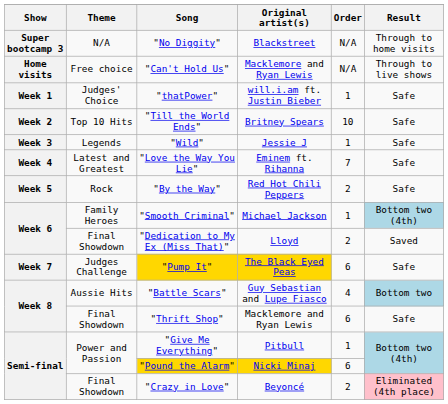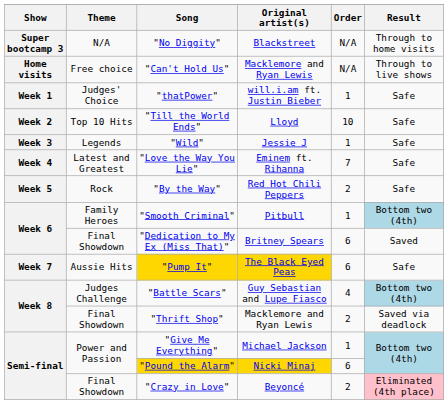(284, 122) Britney Spears -> (284, 122) Lloyd
(284, 215) Michael Jackson -> (284, 215) Pitbull
(284, 241) Lloyd -> (284, 241) Britney Spears
(348, 241) 2 -> (348, 241) 6
(102, 267) Judges Challenge -> (102, 267) Aussie Hits
(102, 293) Aussie Hits -> (102, 293) Judges Challenge
(404, 293) Bottom two -> (404, 293) Bottom two (4th)
(348, 319) 6 -> (348, 319) 2
(404, 319) Safe -> (404, 319) Saved via deadlock
(284, 345) Pitbull -> (284, 345) Michael Jackson
